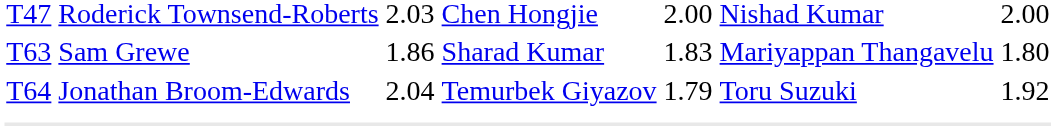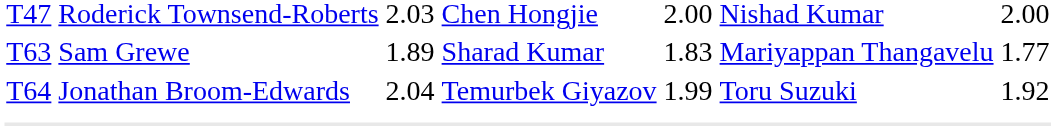(410, 52) 1.86 -> (410, 52) 1.89
(1025, 52) 1.80 -> (1025, 52) 1.77
(688, 90) 1.79 -> (688, 90) 1.99
